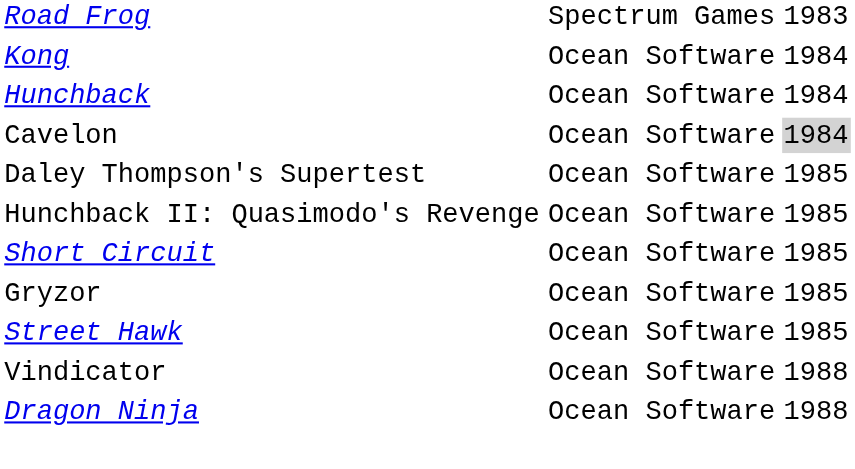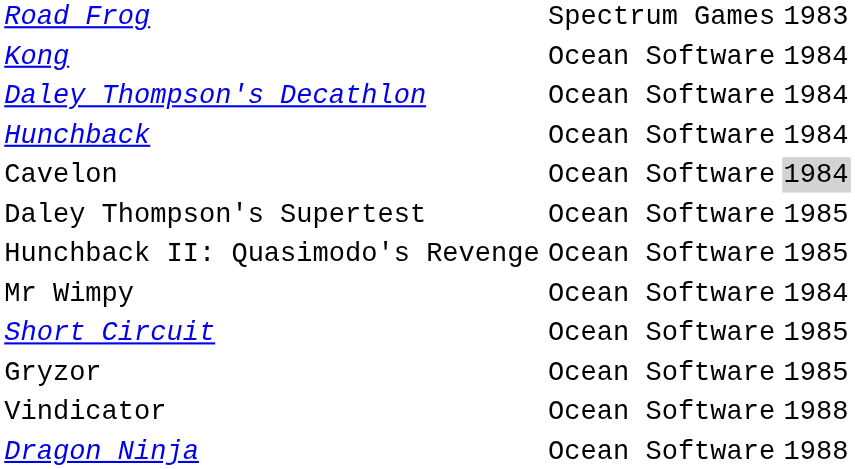+ row: (215, 96)
+ row: (69, 293)
- row: (94, 333)
